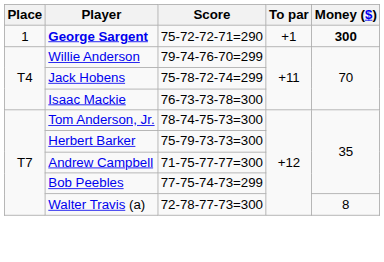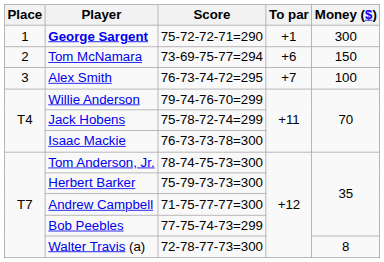(346, 36) bold -> (346, 36) normal
+ row: (95, 57)
+ row: (80, 78)
